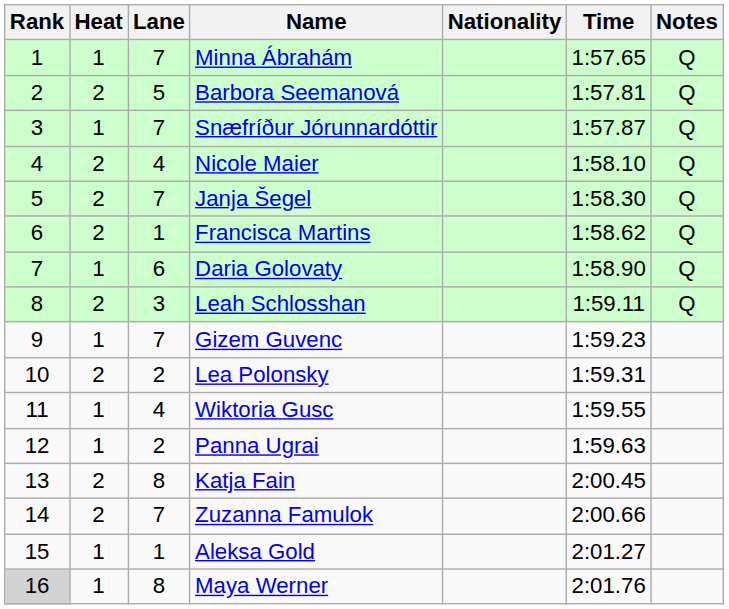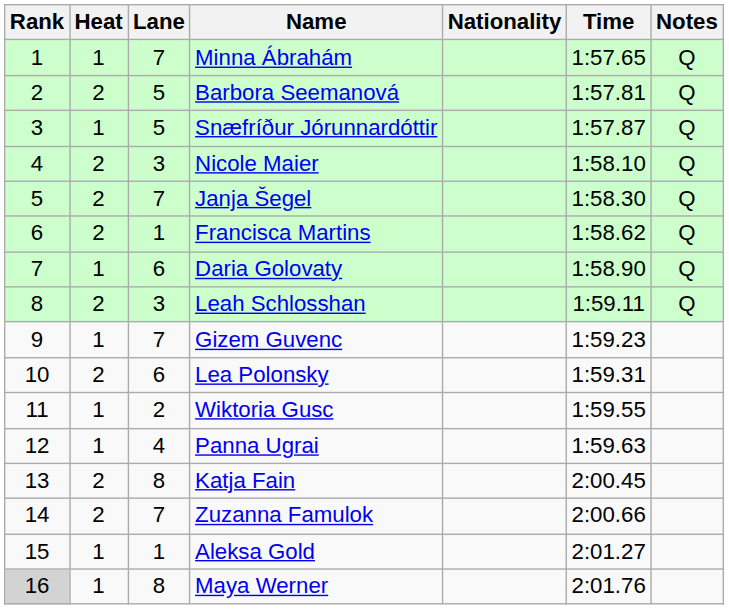(159, 127) 7 -> (159, 127) 5
(159, 163) 4 -> (159, 163) 3
(159, 374) 2 -> (159, 374) 6
(159, 410) 4 -> (159, 410) 2
(159, 445) 2 -> (159, 445) 4
